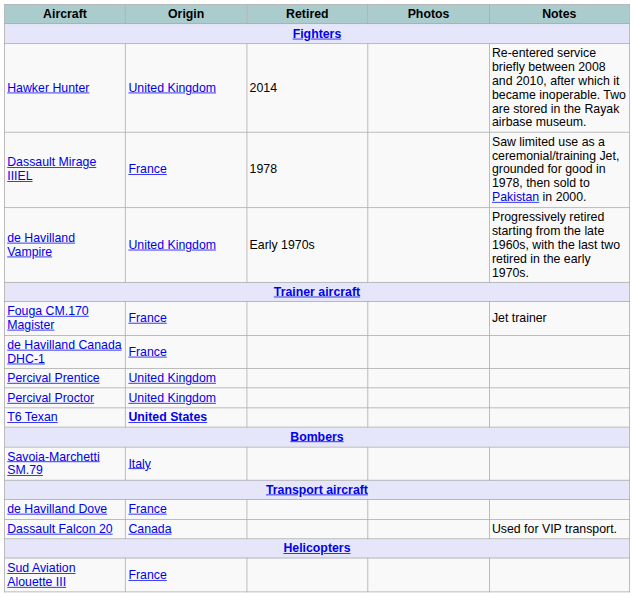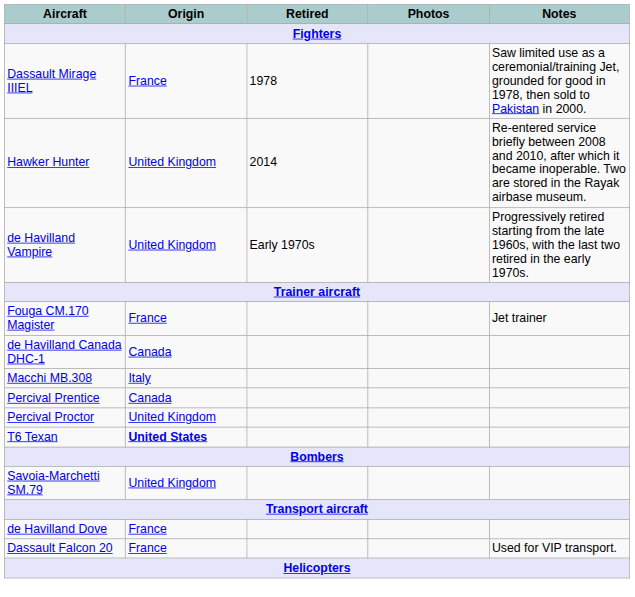rows swapped: (48, 87) <-> (52, 169)
(148, 352) France -> (150, 352) Canada
+ row: (50, 378)
(172, 378) United Kingdom -> (150, 398) Canada
(140, 463) Italy -> (172, 483) United Kingdom
(150, 529) Canada -> (148, 548) France
- row: (41, 575)
